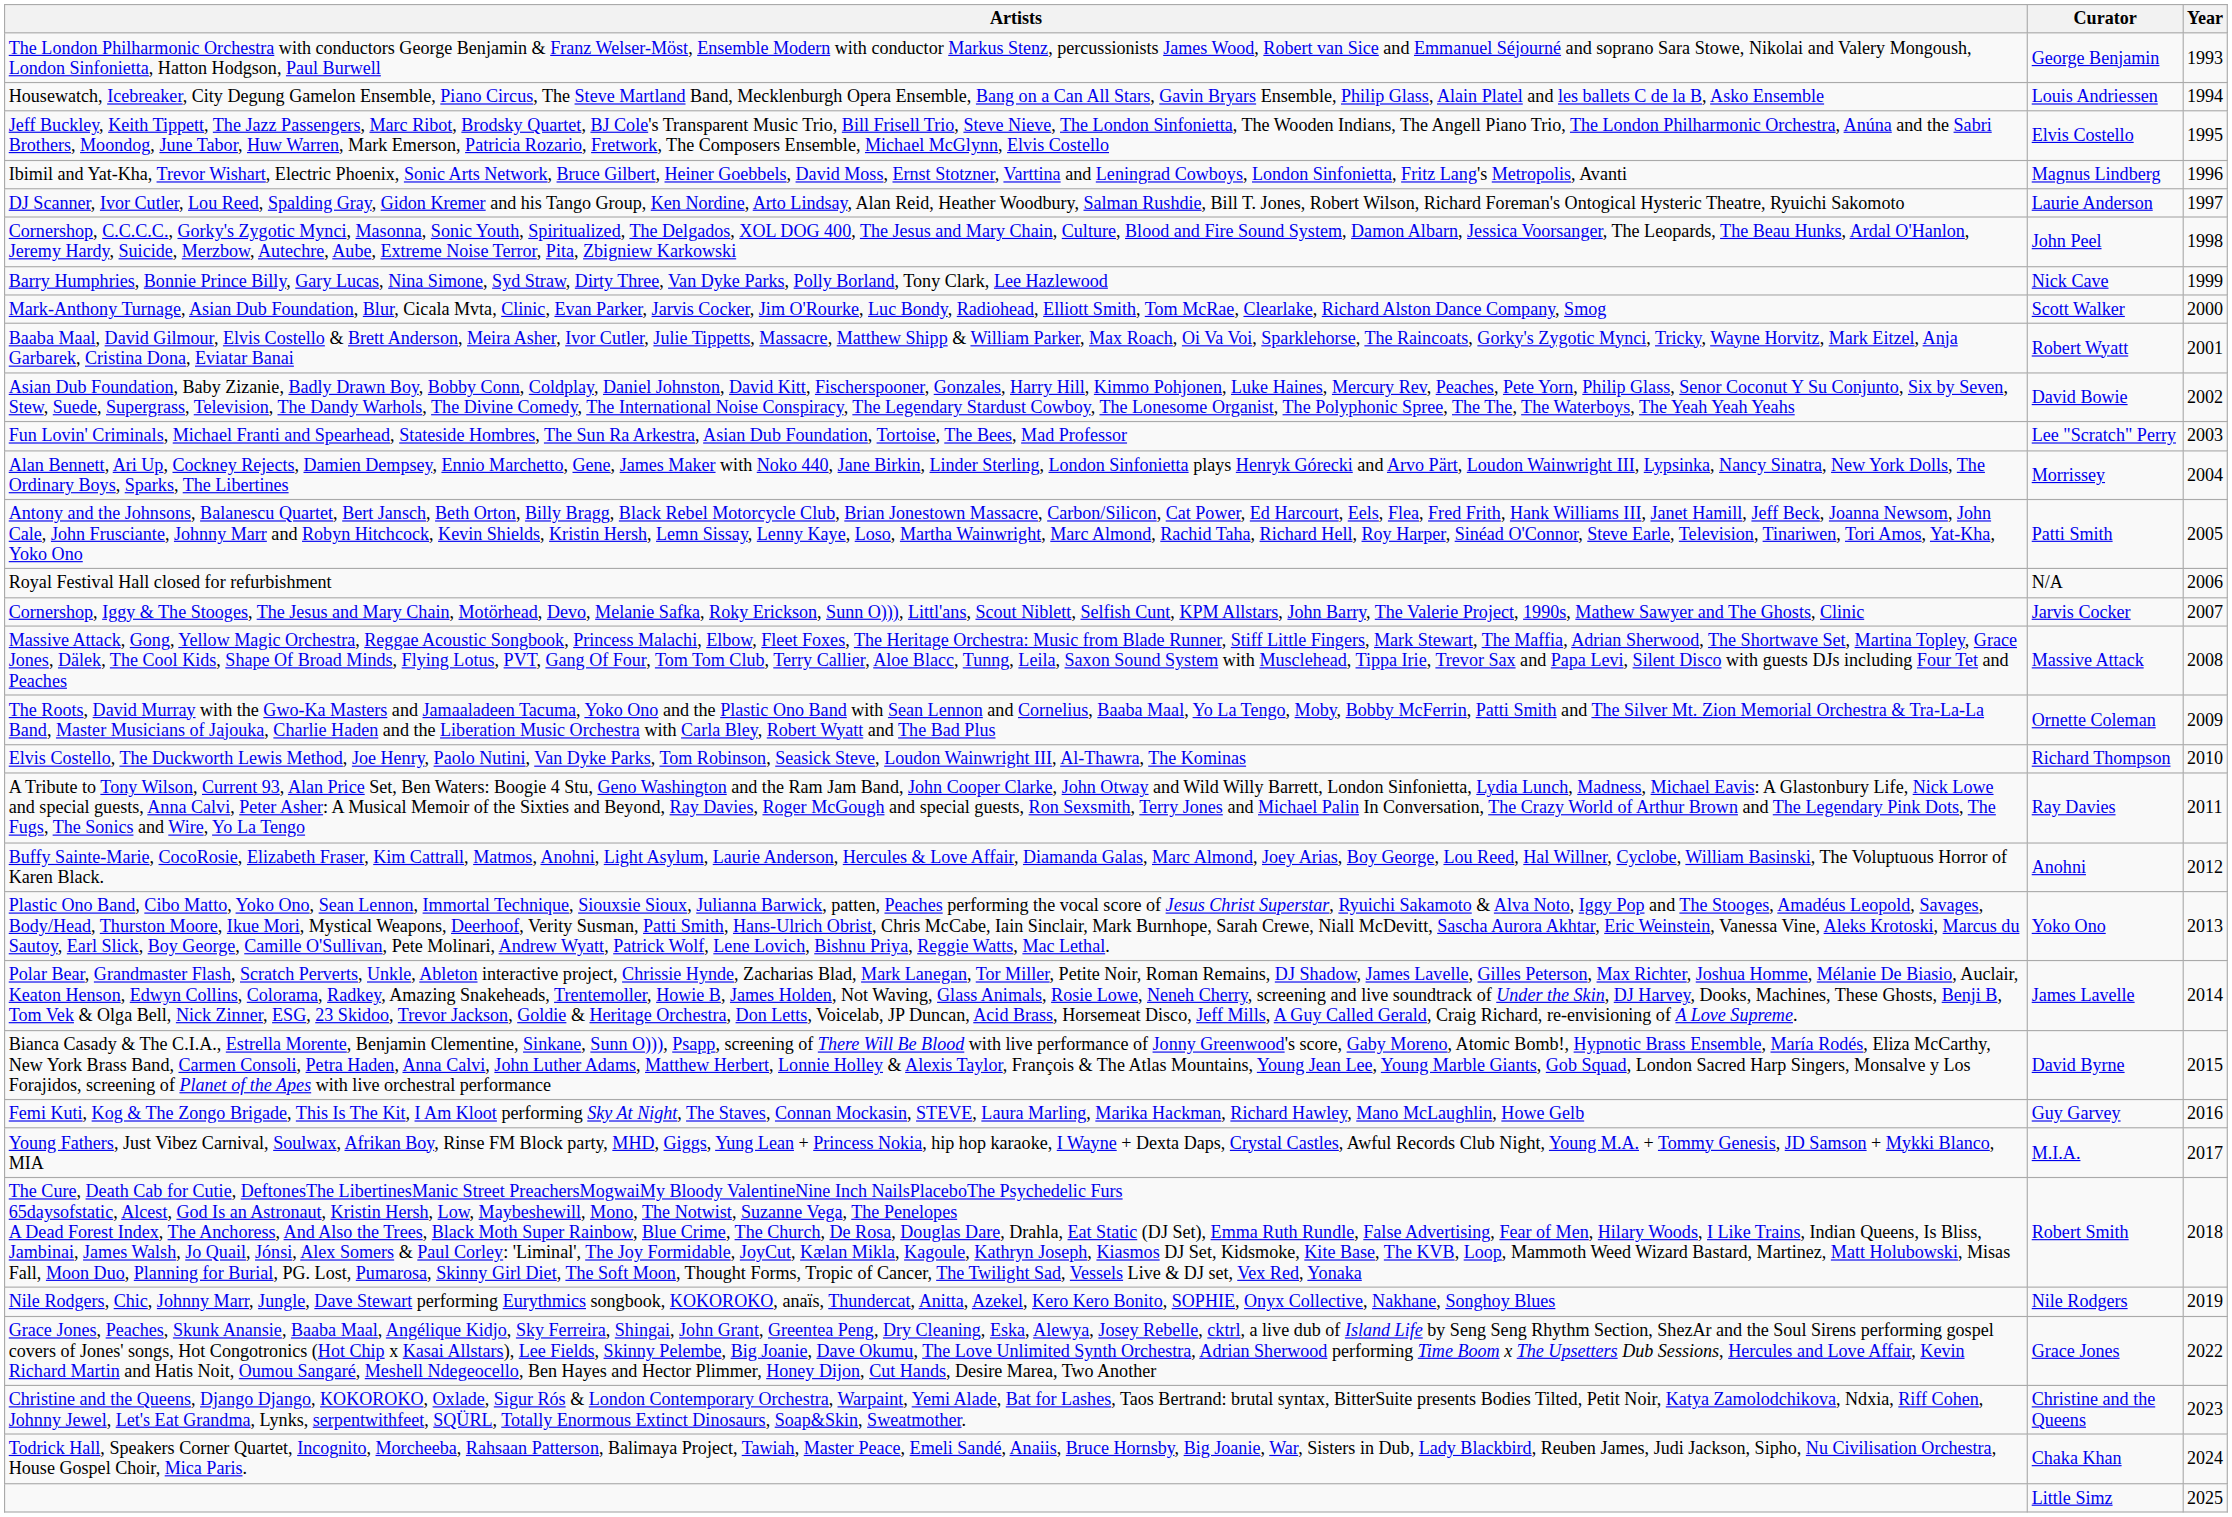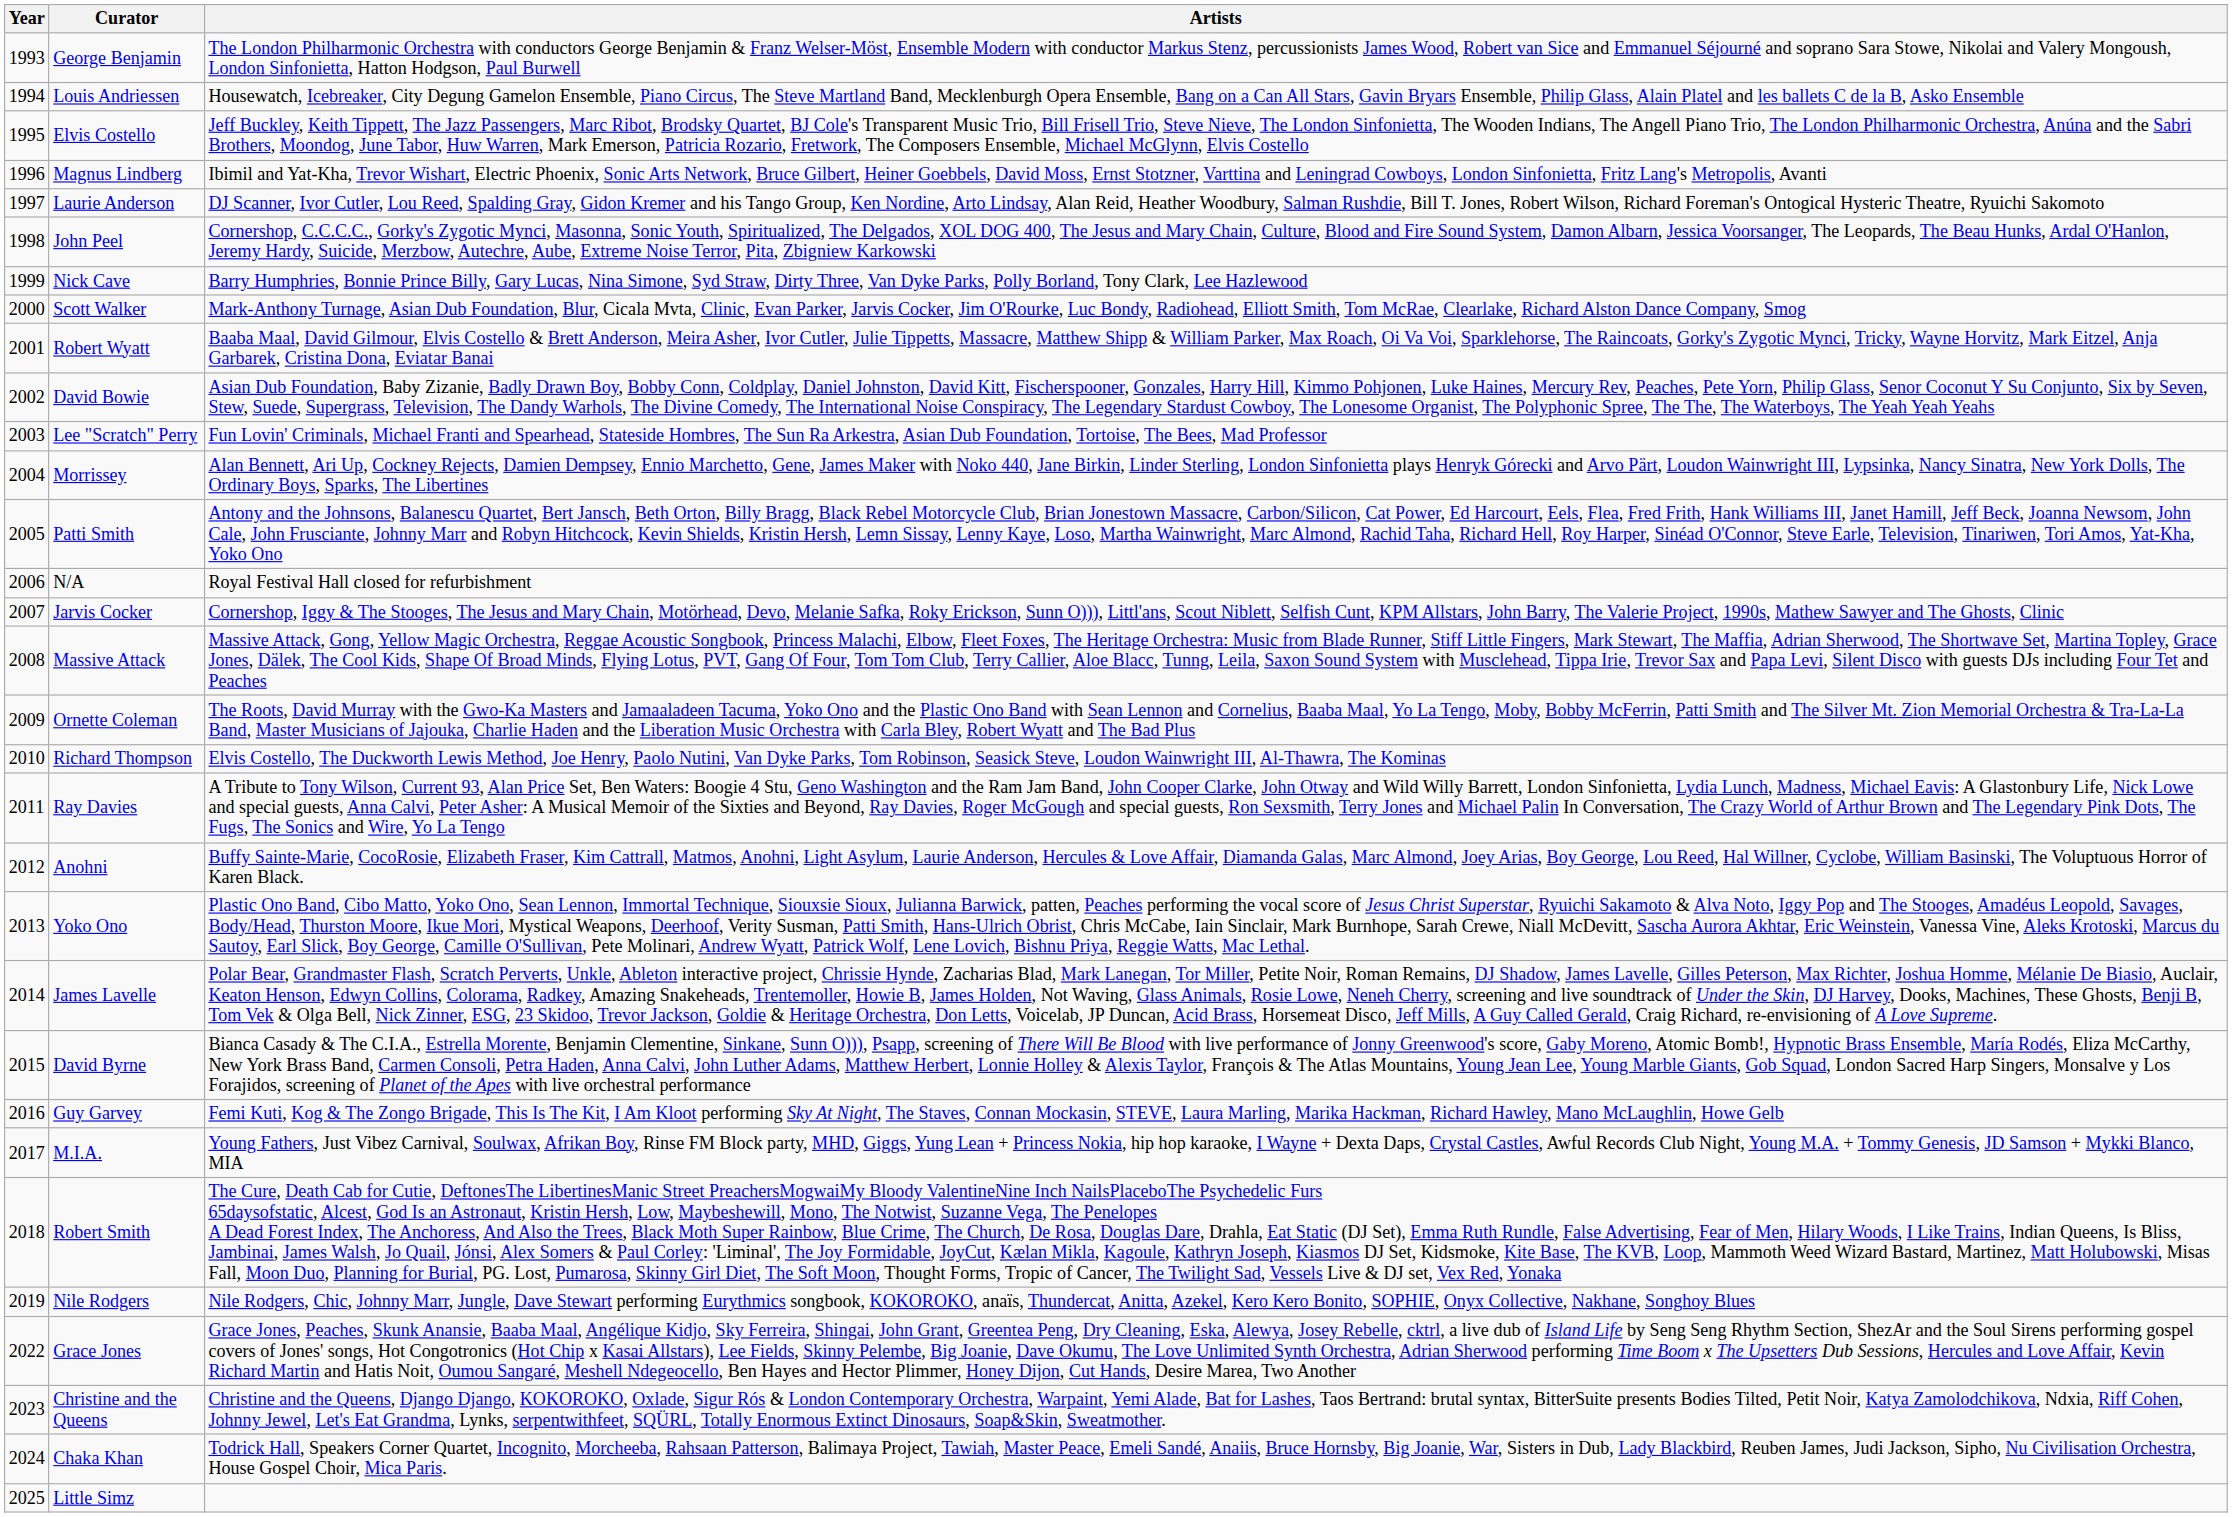columns swapped: (2205, 18) <-> (1016, 18)
